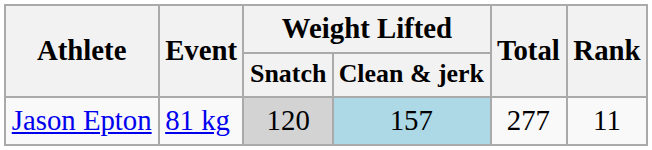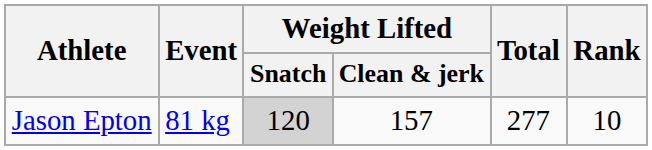(411, 120) lightblue background -> (411, 120) no background
(607, 120) 11 -> (607, 120) 10
